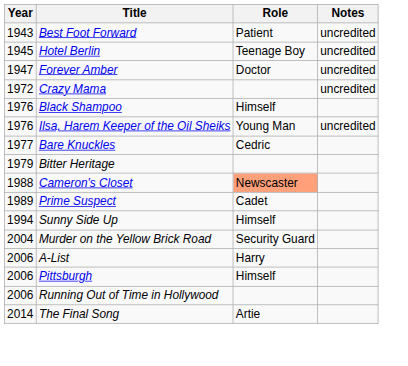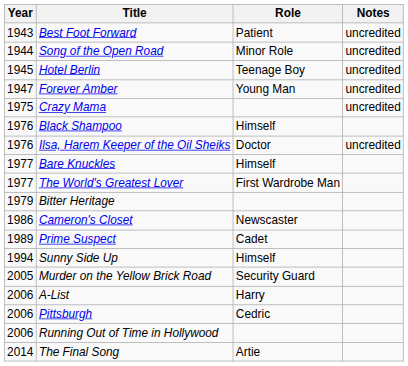+ row: (101, 51)
(253, 70) Doctor -> (266, 88) Young Man
(20, 88) 1972 -> (20, 107) 1975
(266, 126) Young Man -> (253, 145) Doctor
(253, 145) Cedric -> (256, 164) Himself
+ row: (111, 182)
(20, 182) 1988 -> (20, 220) 1986
(267, 182) lightsalmon background -> (267, 220) no background
(20, 239) 2004 -> (20, 276) 2005
(256, 276) Himself -> (253, 314) Cedric
